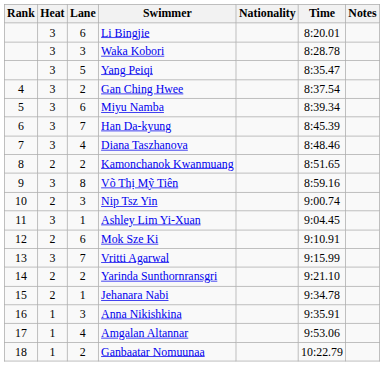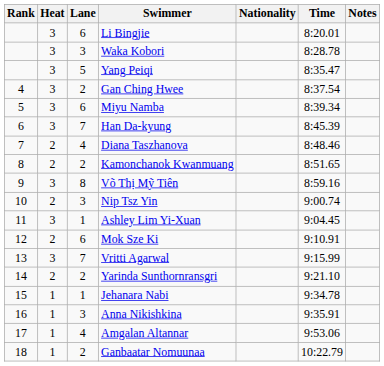(52, 145) 3 -> (52, 145) 2
(52, 295) 2 -> (52, 295) 1
